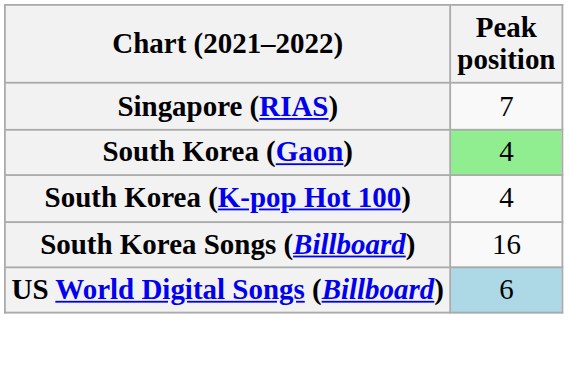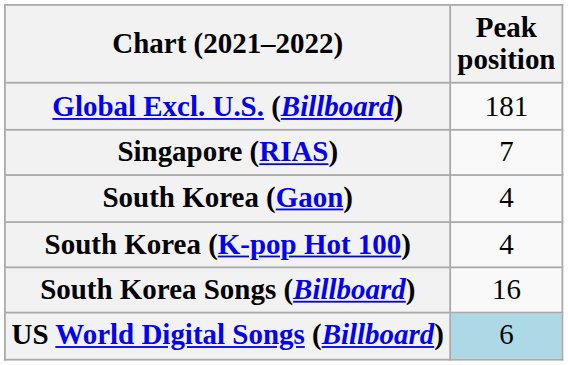+ row: (228, 105)
(506, 151) lightgreen background -> (506, 197) no background
